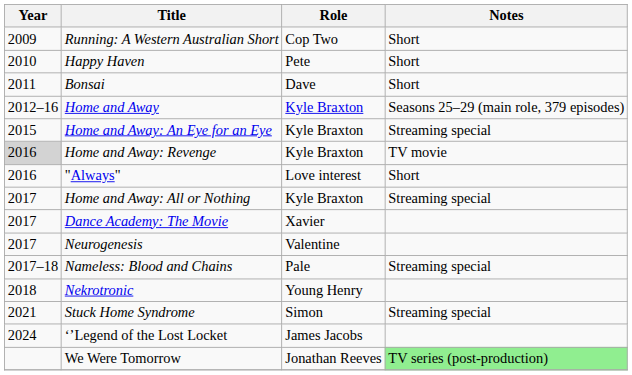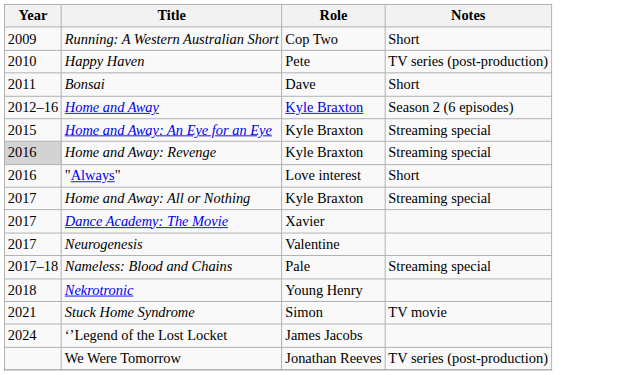(404, 61) Short -> (468, 61) TV series (post-production)
(506, 107) Seasons 25–29 (main role, 379 episodes) -> (451, 107) Season 2 (6 episodes)
(418, 152) TV movie -> (440, 152) Streaming special
(440, 312) Streaming special -> (418, 312) TV movie
(468, 358) lightgreen background -> (468, 358) no background
